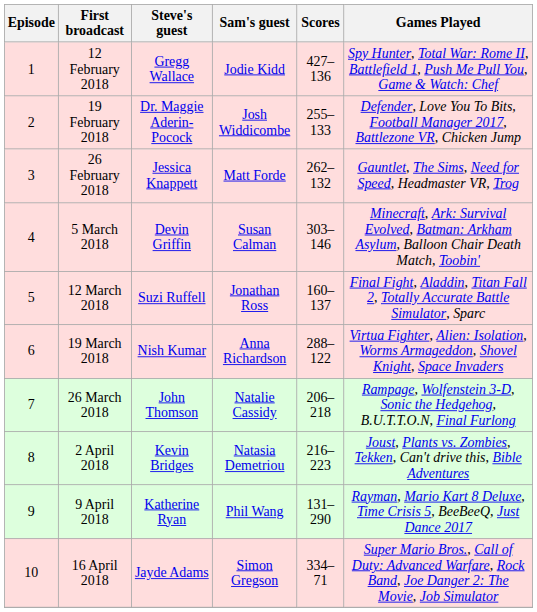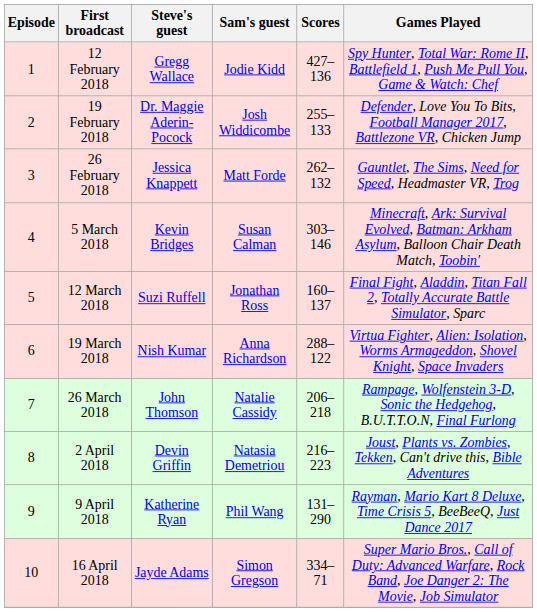(172, 236) Devin Griffin -> (172, 236) Kevin Bridges
(172, 458) Kevin Bridges -> (172, 458) Devin Griffin
